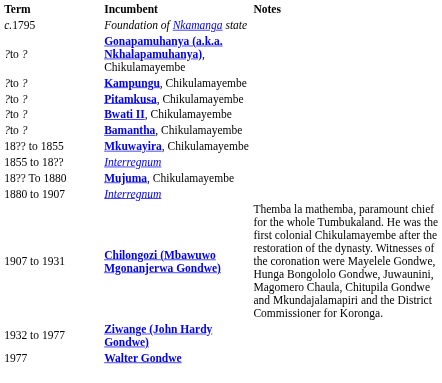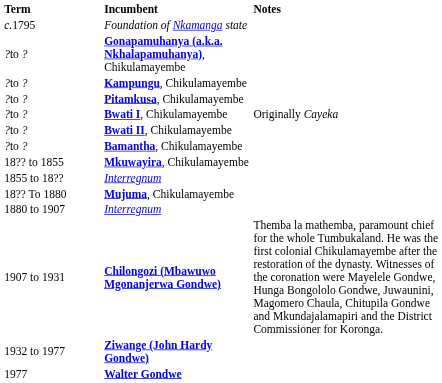+ row: (16, 114)
